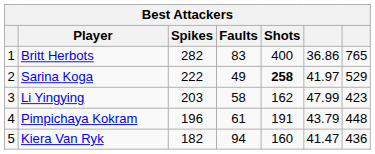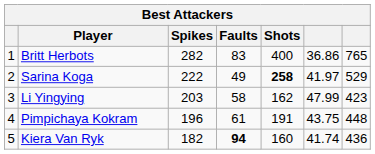(323, 119) 43.79 -> (323, 119) 43.75
(239, 139) normal -> (239, 139) bold
(323, 139) 41.47 -> (323, 139) 41.74
